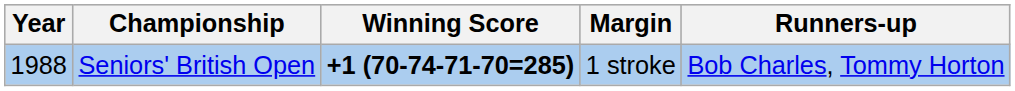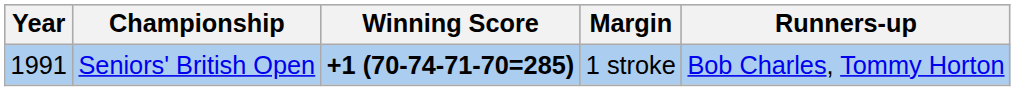(39, 64) 1988 -> (39, 64) 1991
